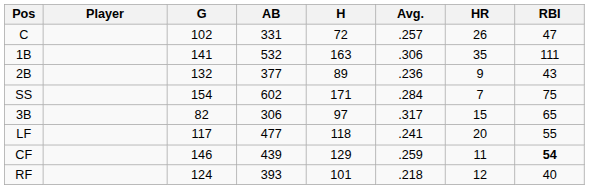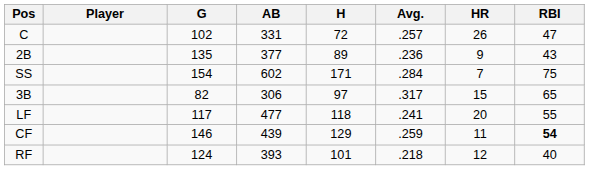- row: (24, 54)
(202, 74) 132 -> (202, 54) 135
